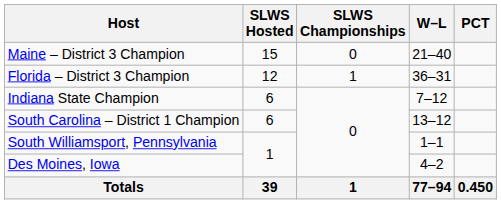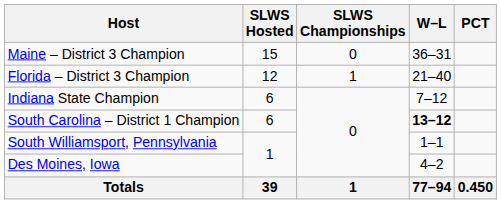(432, 53) 21–40 -> (432, 53) 36–31
(432, 76) 36–31 -> (432, 76) 21–40
(432, 120) normal -> (432, 120) bold
